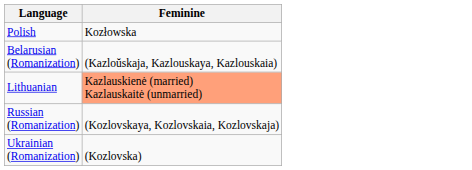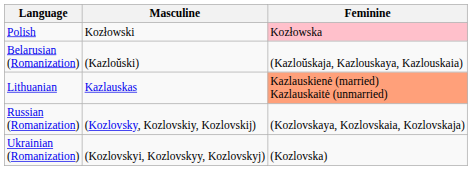+ column: (175, 13)
(111, 31) no background -> (296, 31) pink background
